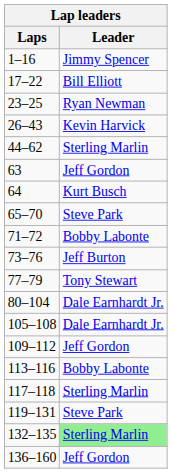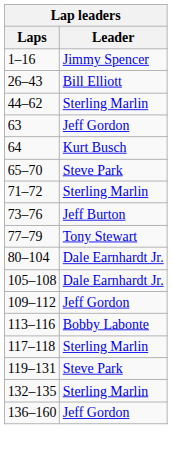- row: (25, 81)
- row: (25, 103)
(104, 125) Kevin Harvick -> (92, 81) Bill Elliott
(106, 236) Bobby Labonte -> (106, 192) Sterling Marlin
(106, 434) lightgreen background -> (106, 390) no background
